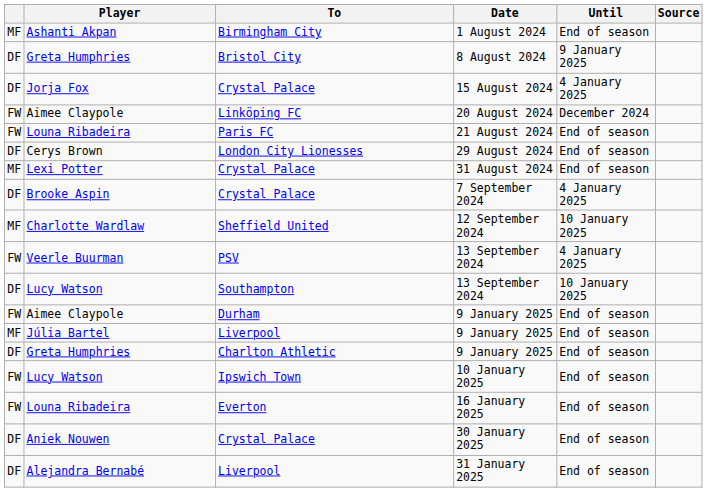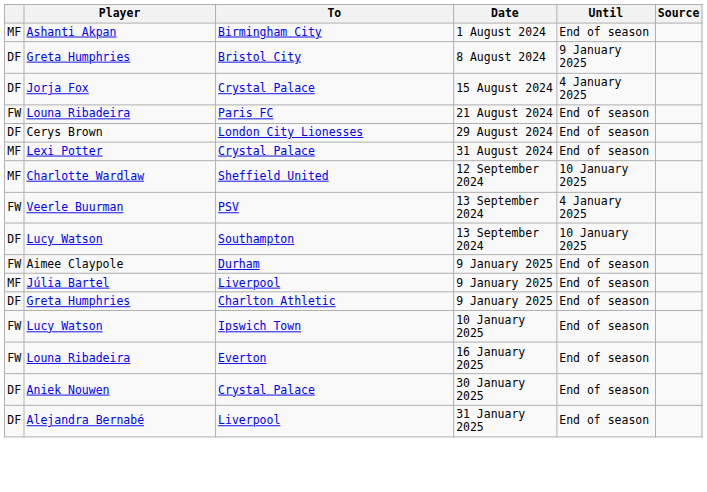- row: (75, 114)
- row: (68, 195)
